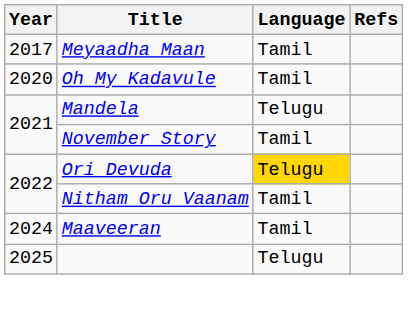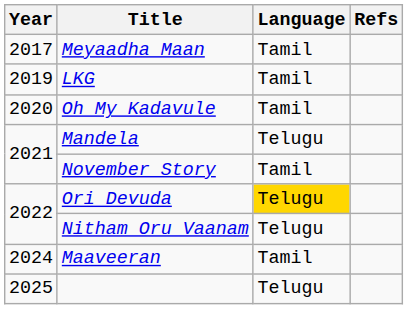+ row: (78, 79)
(285, 199) Tamil -> (291, 229) Telugu
